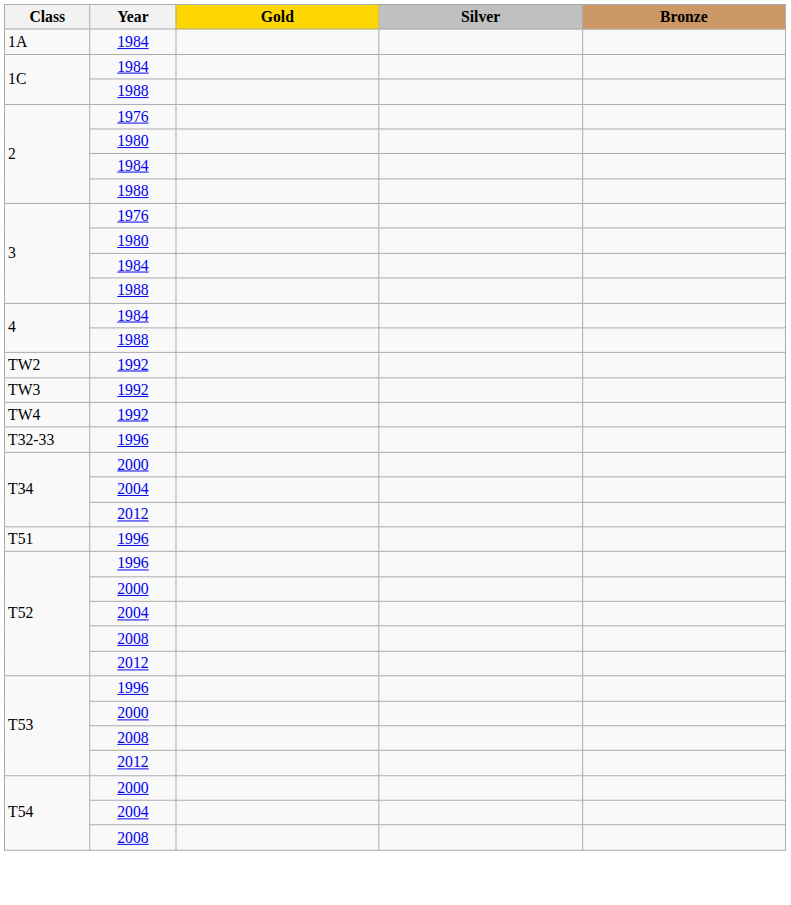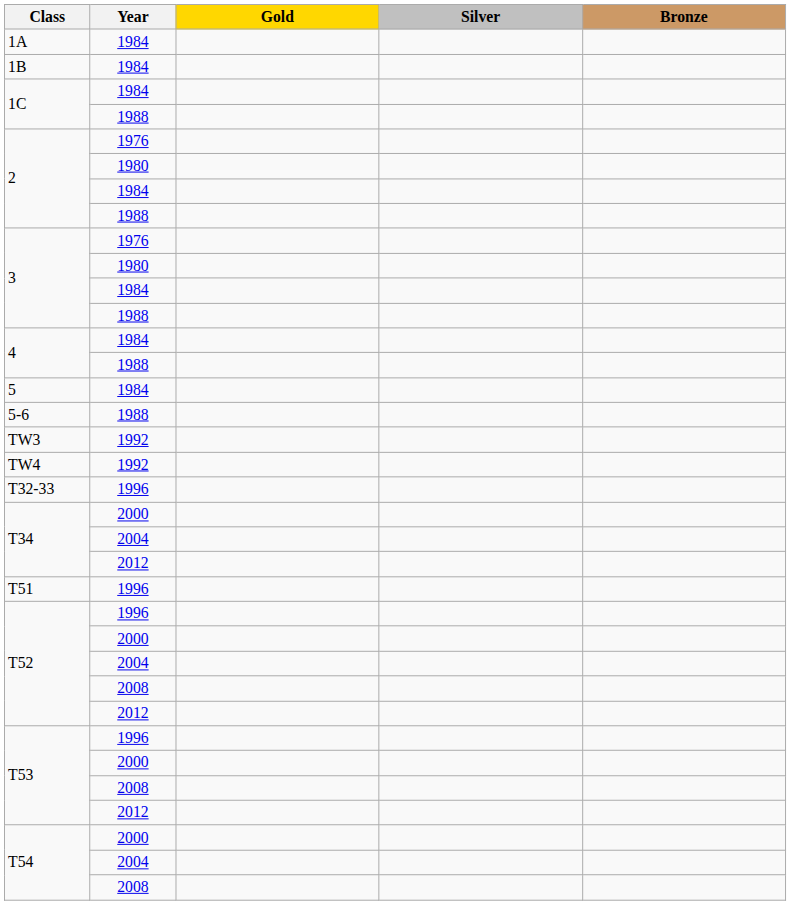+ row: (17, 66)
+ row: (12, 389)
+ row: (19, 414)
- row: (24, 365)
